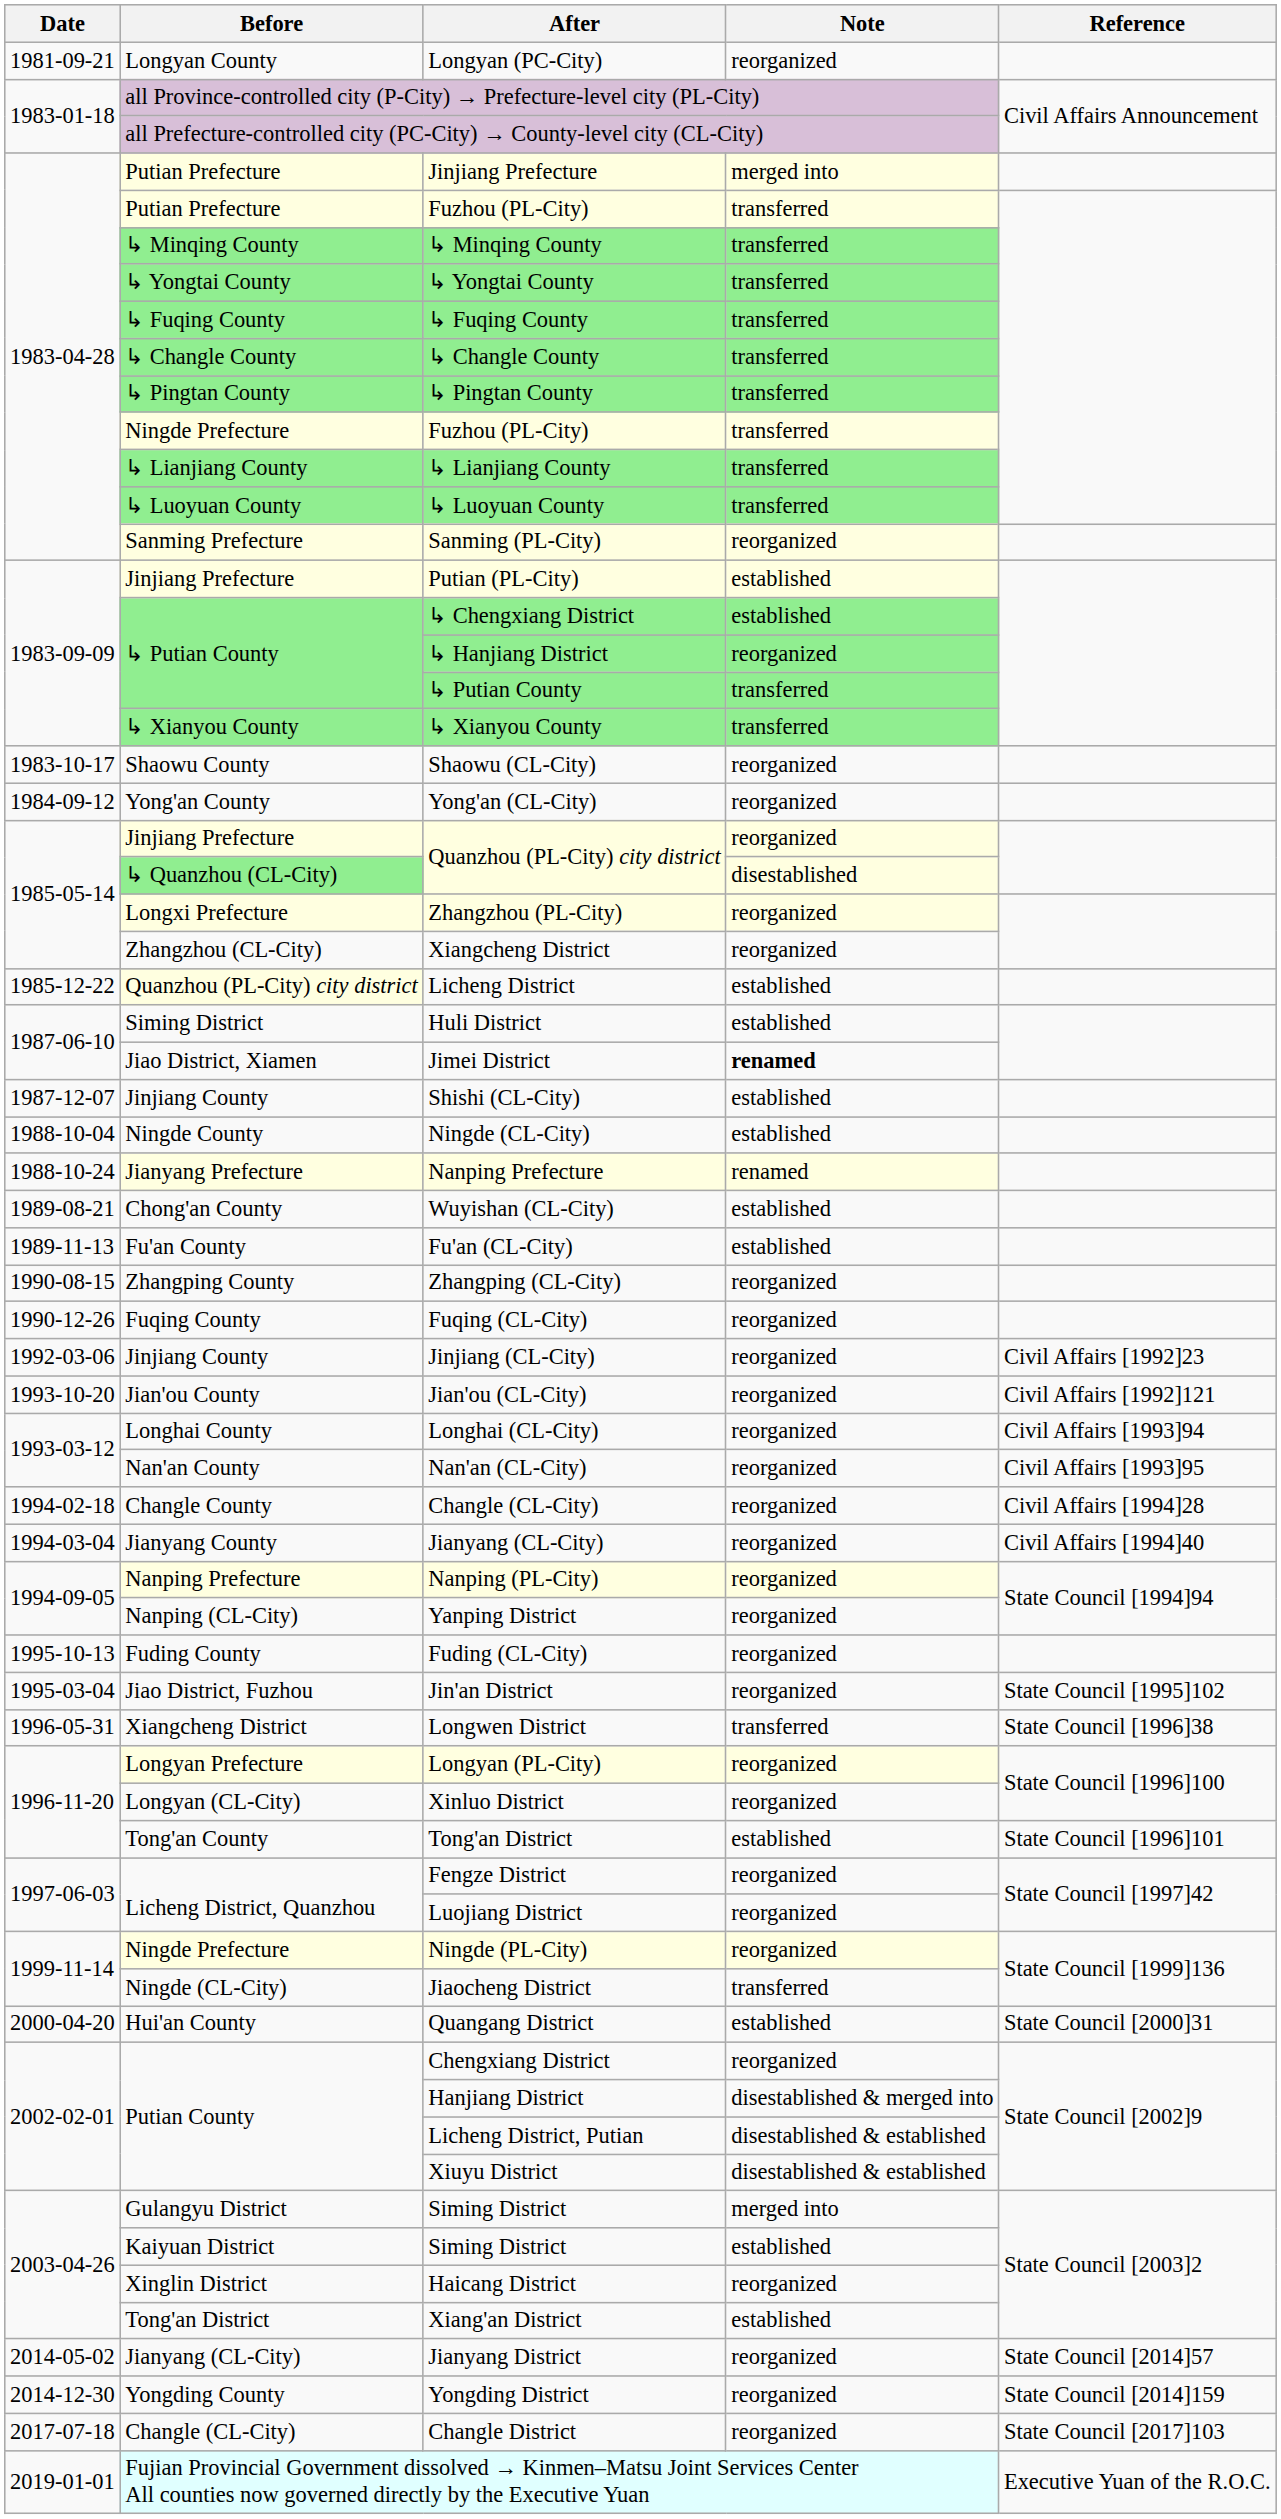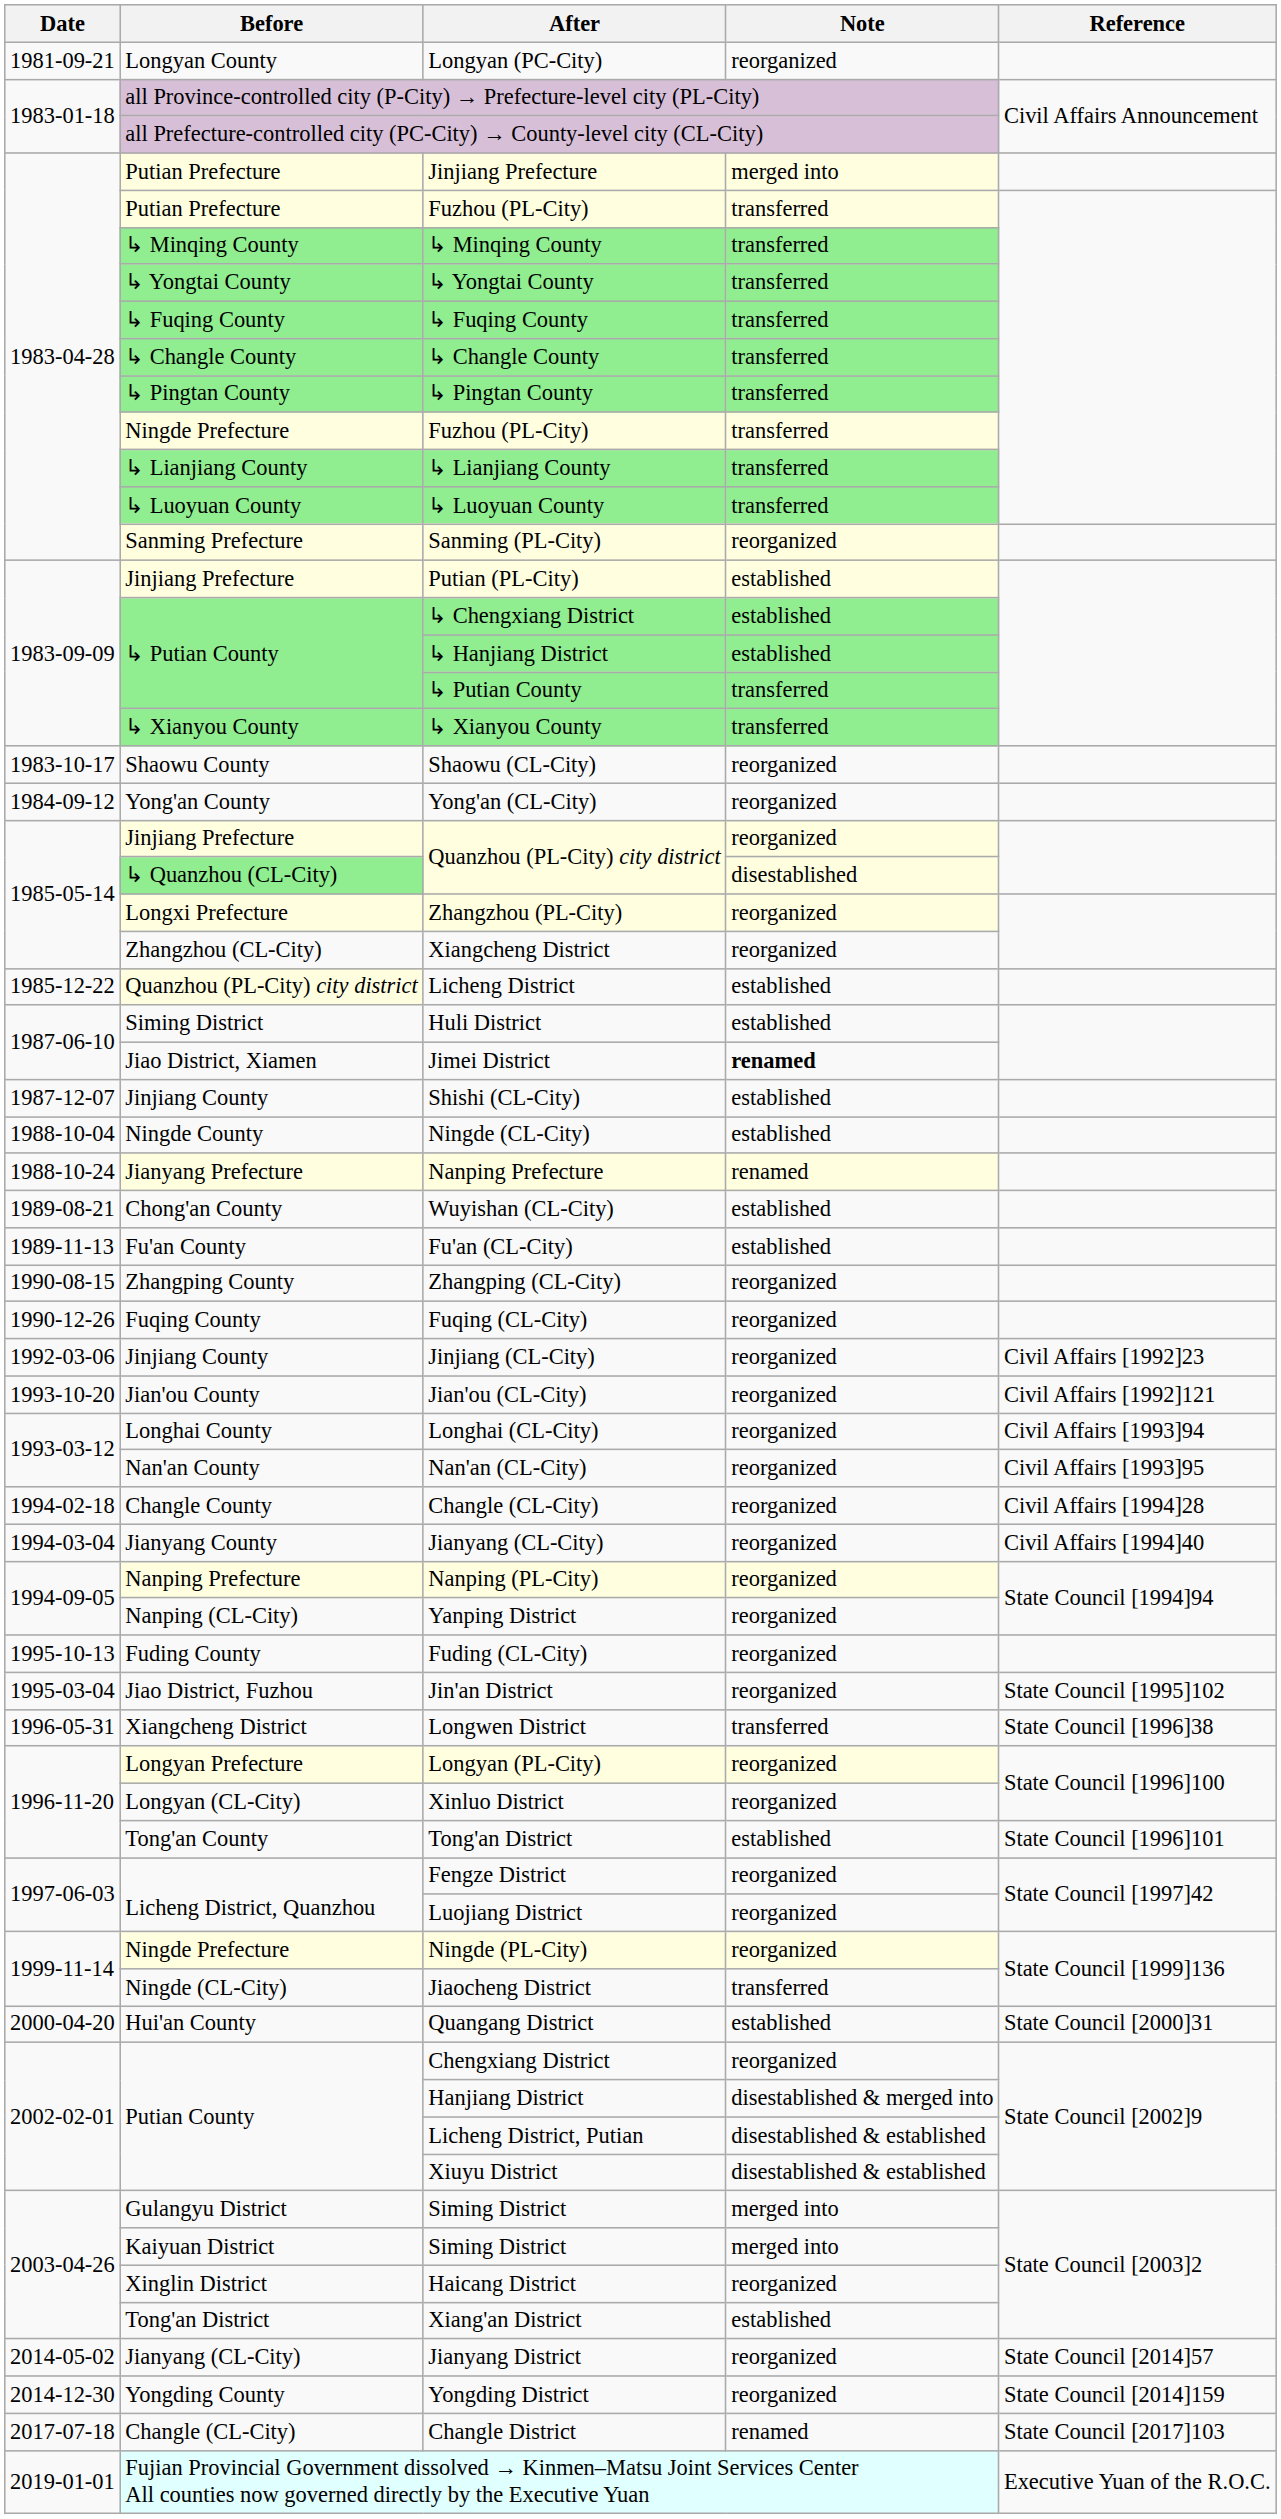(784, 653) reorganized -> (781, 653) established
(781, 2246) established -> (785, 2246) merged into
(784, 2431) reorganized -> (770, 2431) renamed
